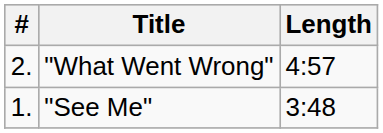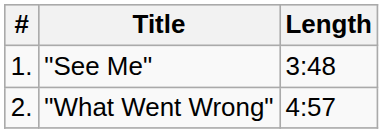rows swapped: (98, 107) <-> (159, 66)
